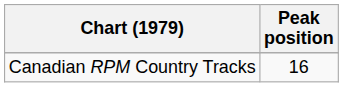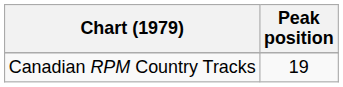(299, 67) 16 -> (299, 67) 19
